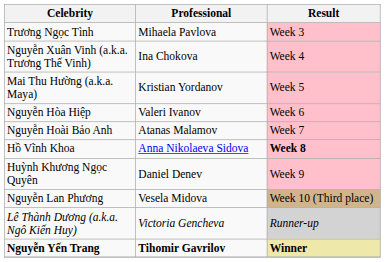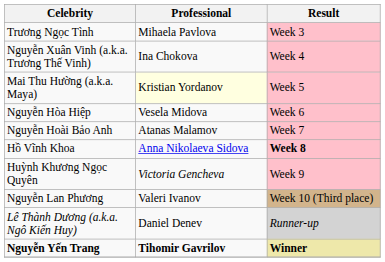(181, 87) no background -> (181, 87) lightyellow background
(170, 112) Valeri Ivanov -> (173, 112) Vesela Midova
(170, 173) Daniel Denev -> (181, 173) Victoria Gencheva
(173, 198) Vesela Midova -> (170, 198) Valeri Ivanov
(181, 223) Victoria Gencheva -> (170, 223) Daniel Denev
